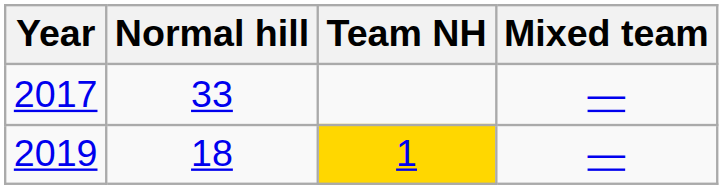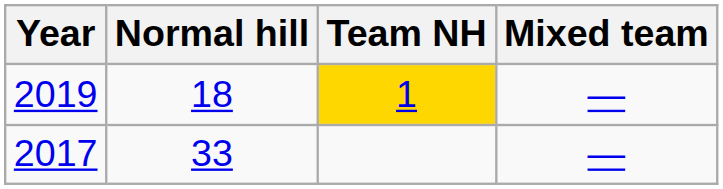rows swapped: (56, 93) <-> (56, 153)
